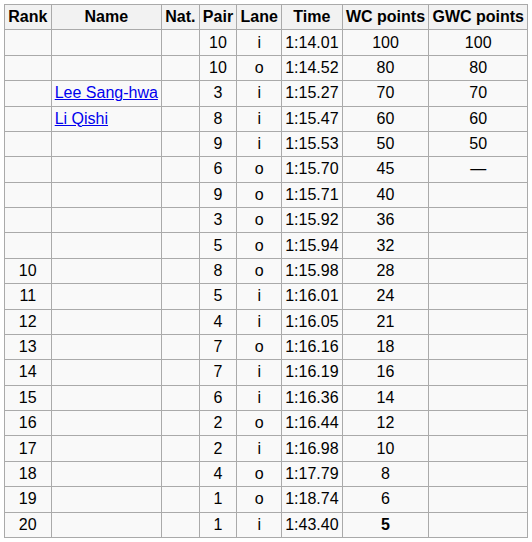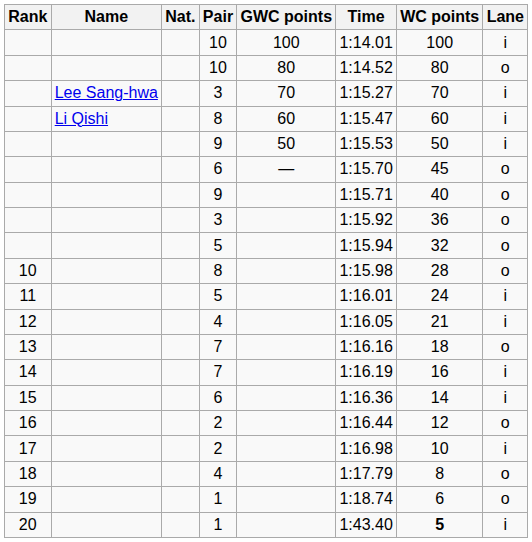columns swapped: (259, 17) <-> (478, 17)
